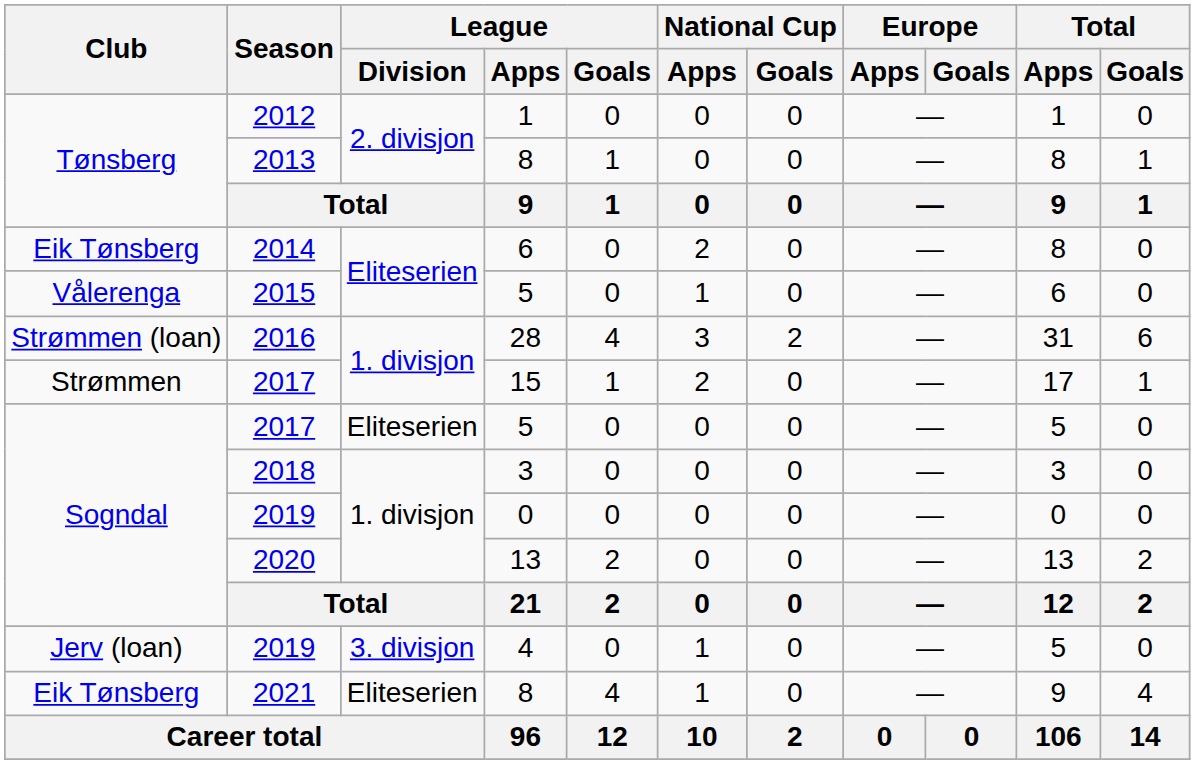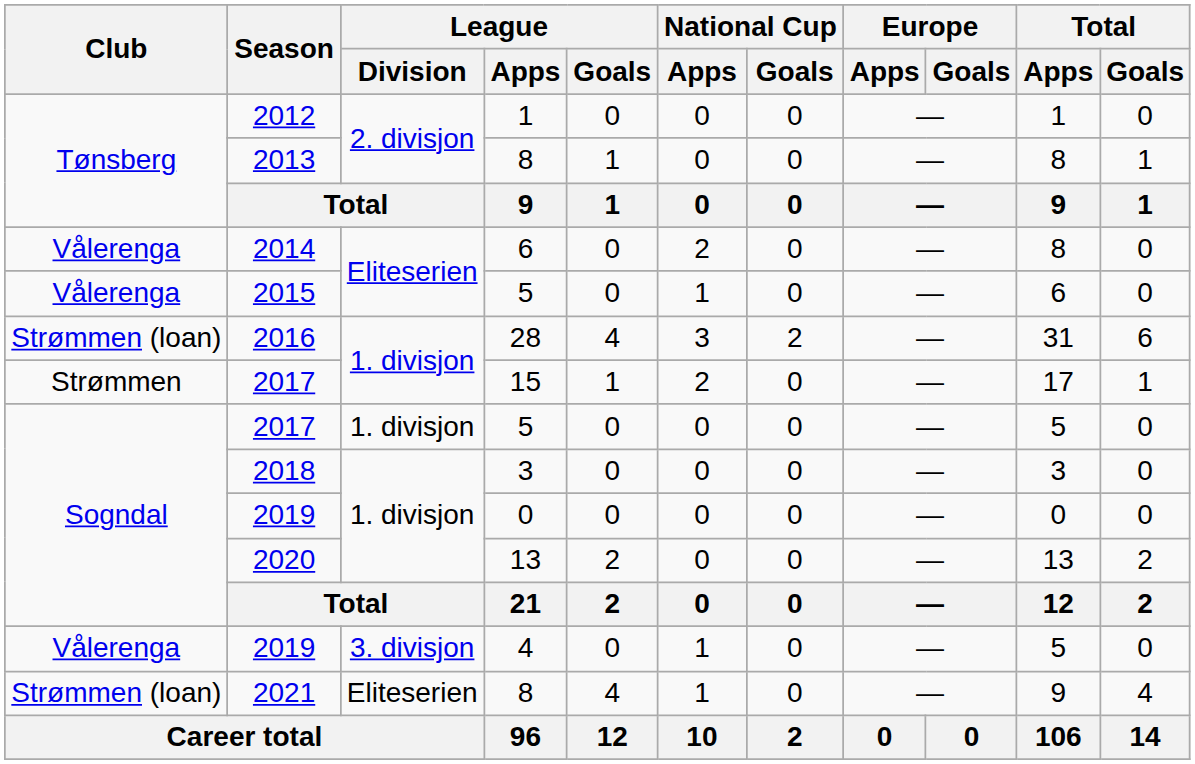(116, 248) Eik Tønsberg -> (116, 248) Vålerenga
(412, 426) Eliteserien -> (412, 426) 1. divisjon
(116, 648) Jerv (loan) -> (116, 648) Vålerenga
(116, 692) Eik Tønsberg -> (116, 692) Strømmen (loan)
